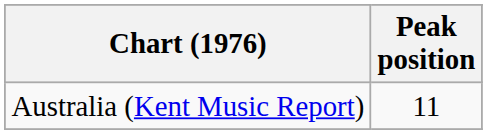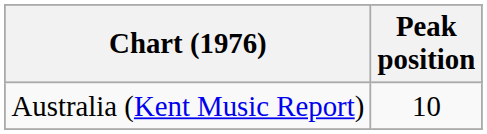(426, 105) 11 -> (426, 105) 10
